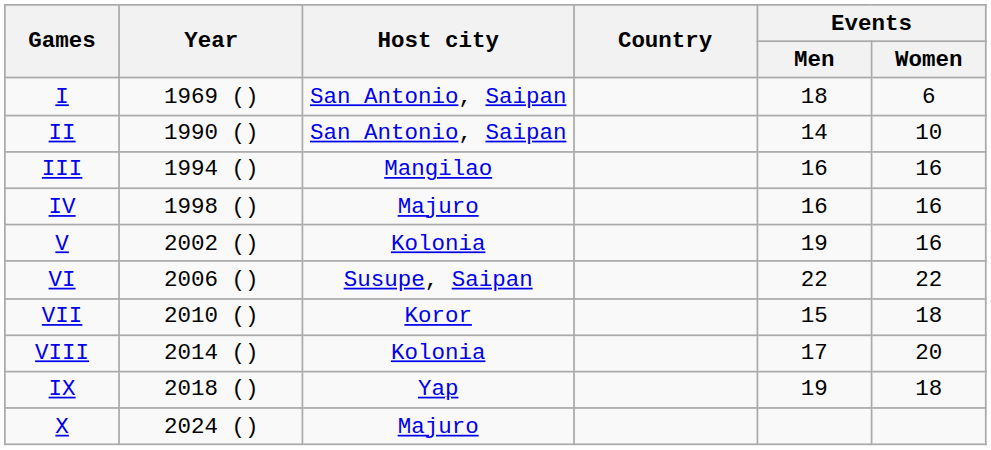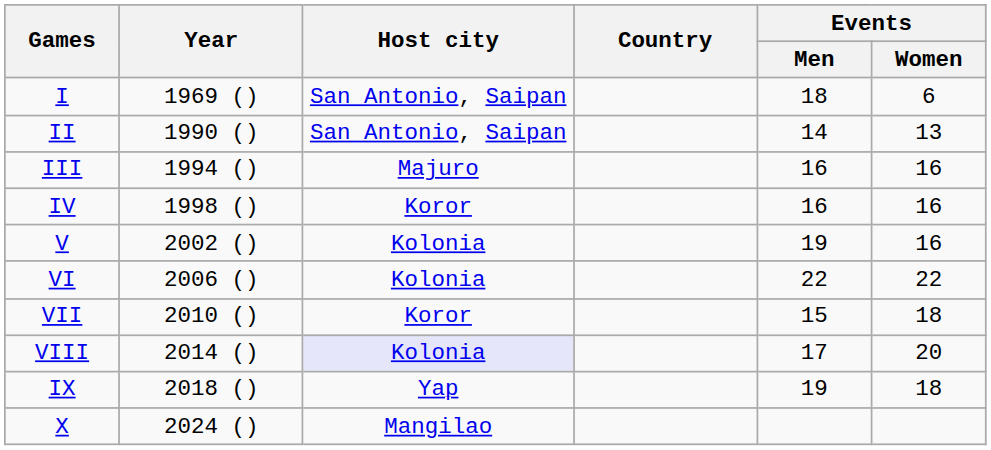(929, 133) 10 -> (929, 133) 13
(438, 170) Mangilao -> (438, 170) Majuro
(438, 206) Majuro -> (438, 206) Koror
(438, 280) Susupe, Saipan -> (438, 280) Kolonia
(438, 353) no background -> (438, 353) lavender background
(438, 426) Majuro -> (438, 426) Mangilao
